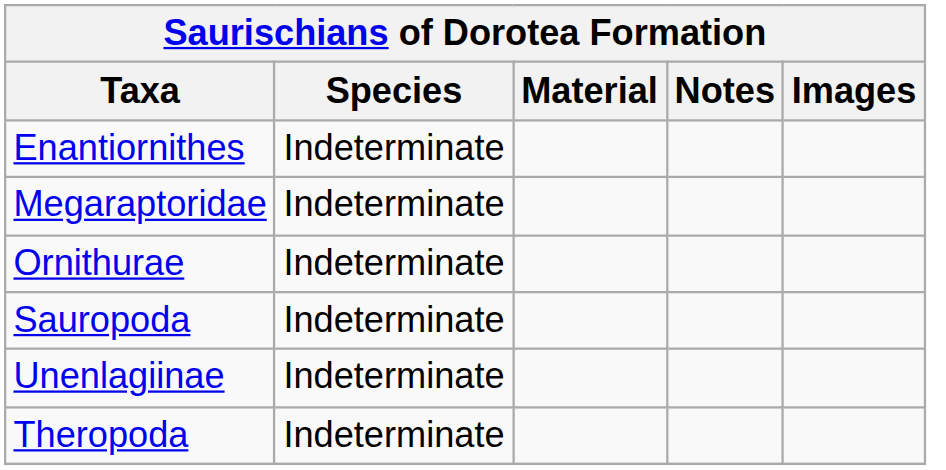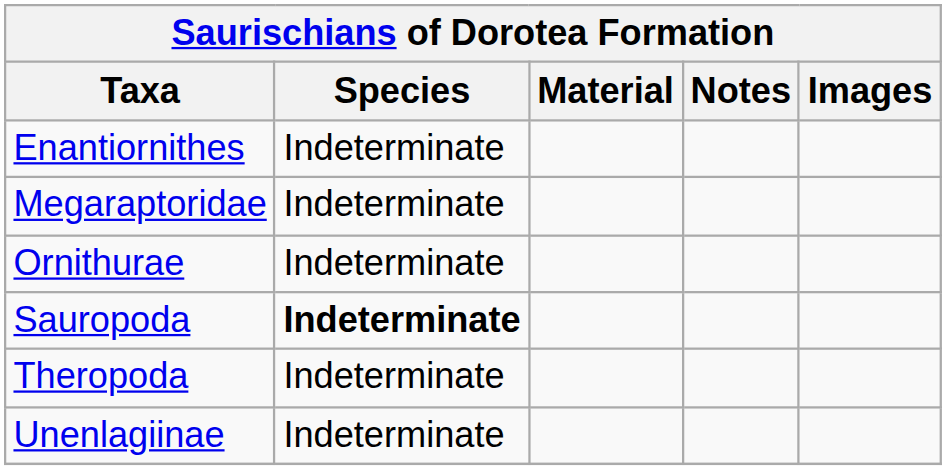(394, 319) normal -> (402, 319) bold
rows swapped: (119, 377) <-> (101, 434)
